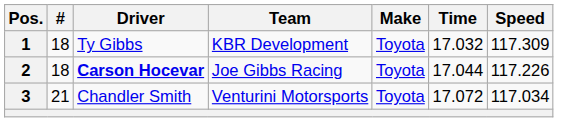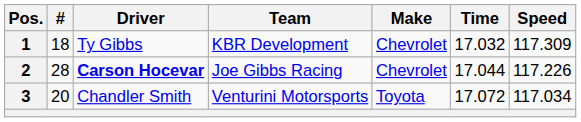(400, 44) Toyota -> (411, 44) Chevrolet
(60, 70) 18 -> (60, 70) 28
(400, 70) Toyota -> (411, 70) Chevrolet
(60, 97) 21 -> (60, 97) 20
